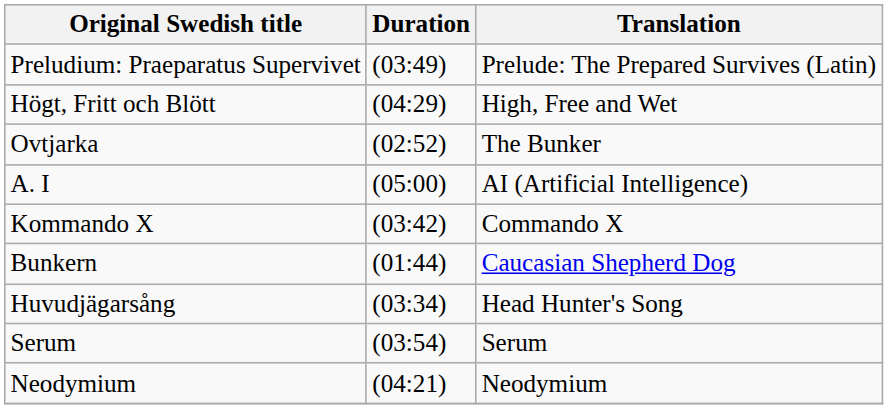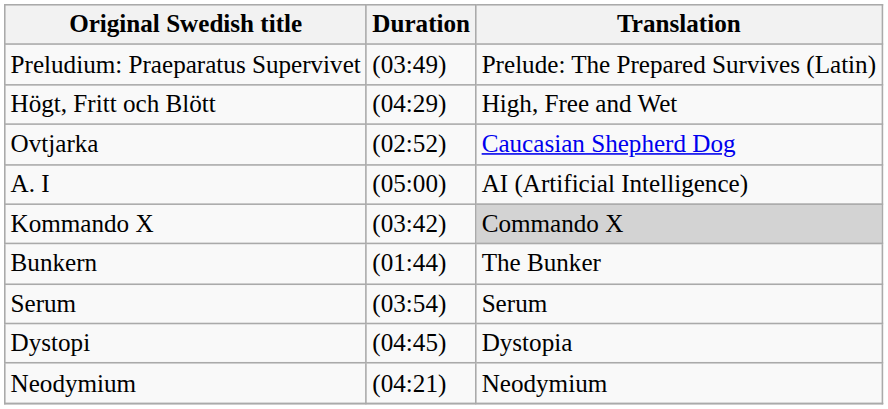(541, 143) The Bunker -> (609, 143) Caucasian Shepherd Dog
(552, 223) no background -> (552, 223) lightgrey background
(609, 263) Caucasian Shepherd Dog -> (541, 263) The Bunker
- row: (93, 303)
+ row: (50, 343)
